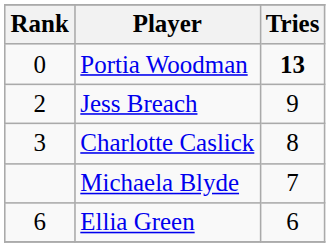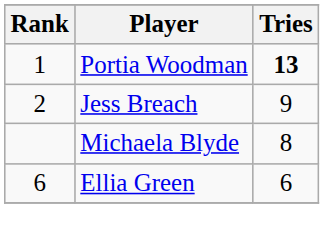(40, 63) 0 -> (40, 63) 1
- row: (167, 143)
(293, 182) 7 -> (286, 143) 8
